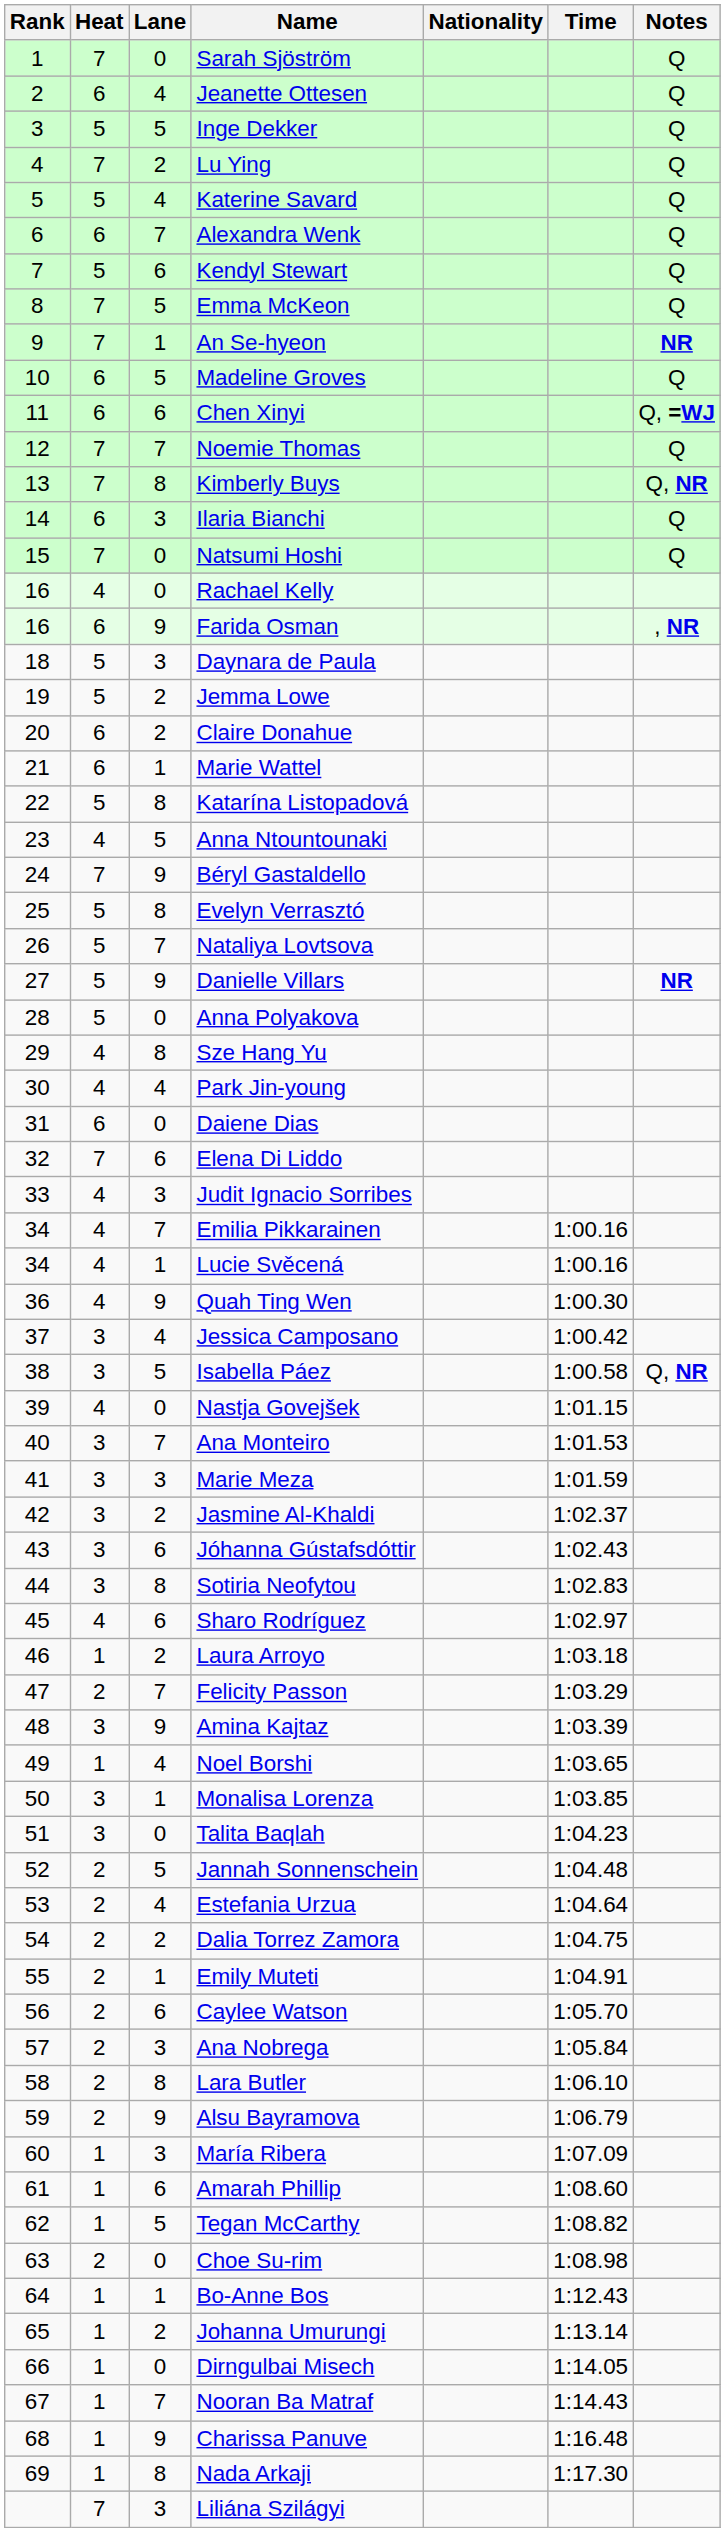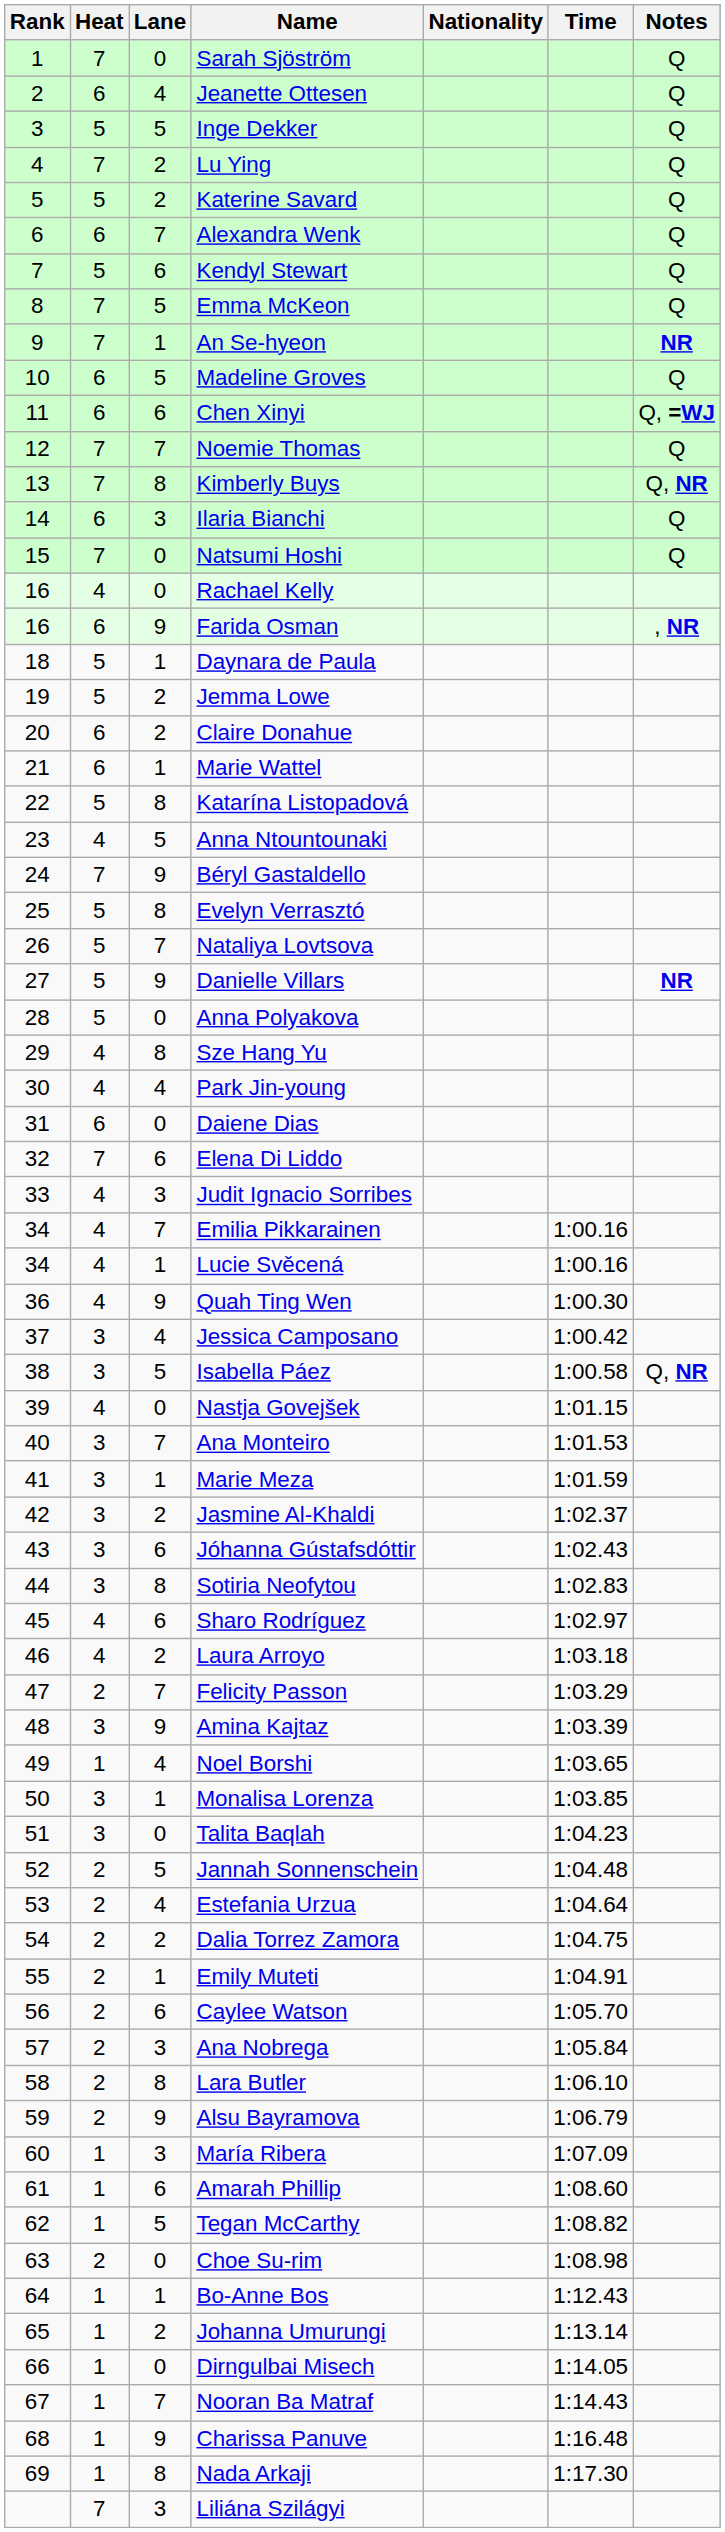(160, 199) 4 -> (160, 199) 2
(160, 661) 3 -> (160, 661) 1
(160, 1478) 3 -> (160, 1478) 1
(99, 1656) 1 -> (99, 1656) 4
